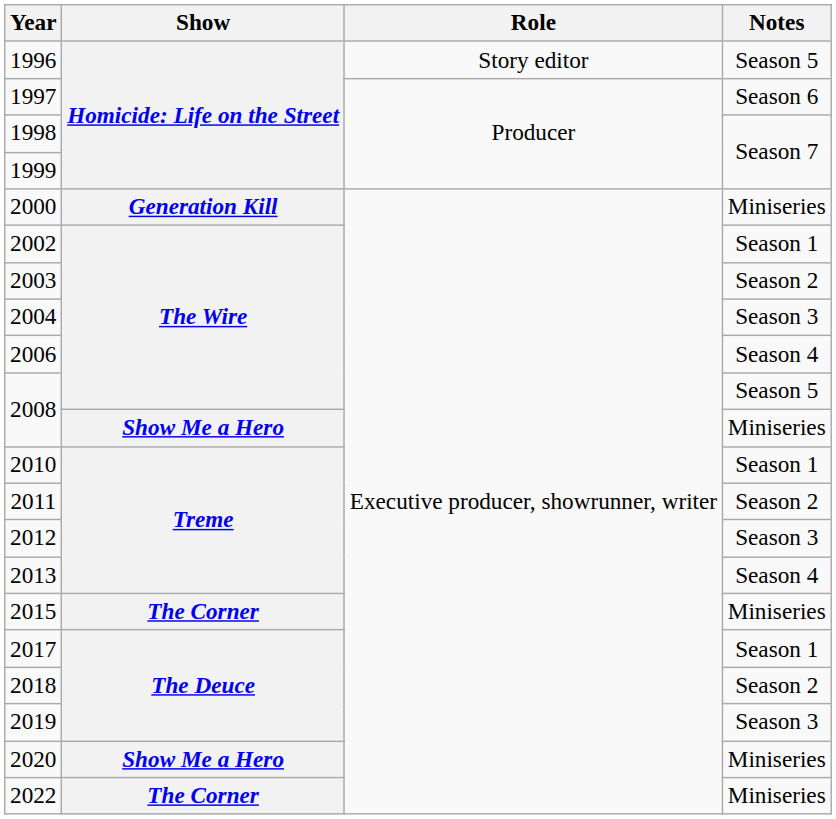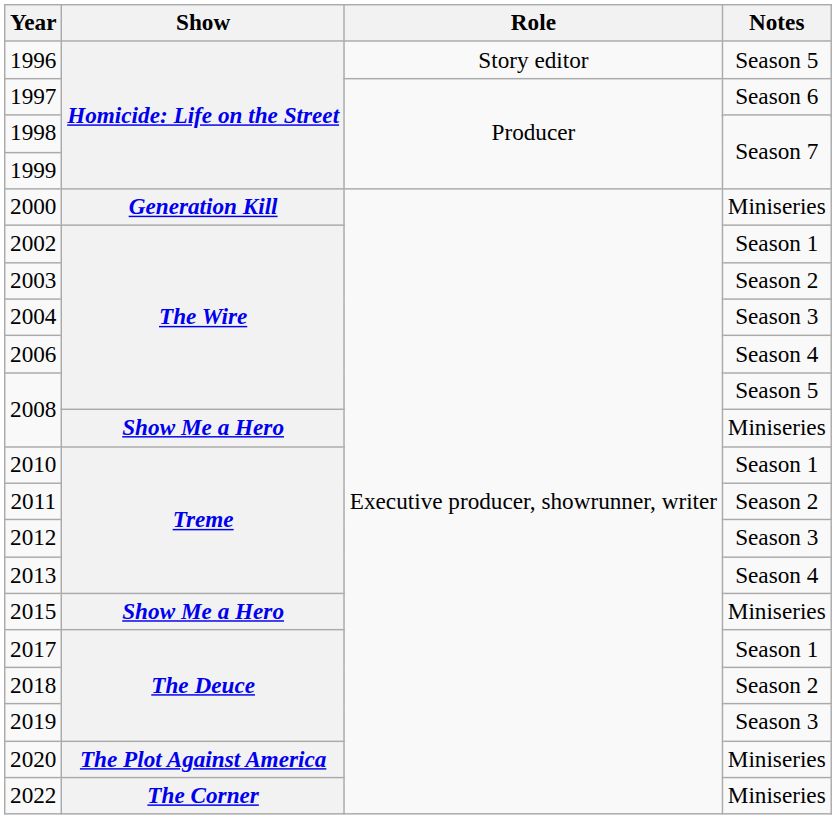(203, 611) The Corner -> (203, 611) Show Me a Hero
(203, 758) Show Me a Hero -> (203, 758) The Plot Against America
